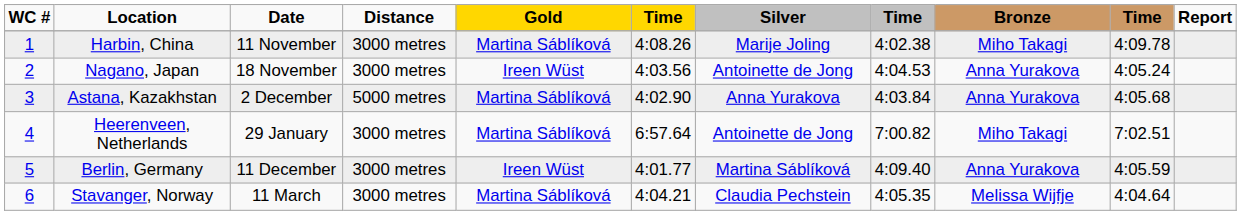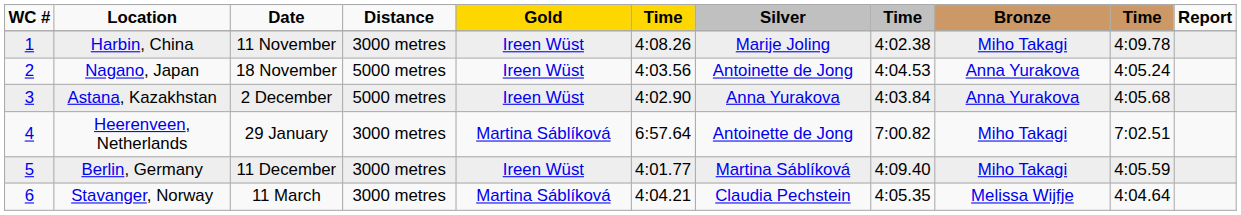(543, 44) Martina Sáblíková -> (543, 44) Ireen Wüst
(399, 71) 3000 metres -> (399, 71) 5000 metres
(543, 97) Martina Sáblíková -> (543, 97) Ireen Wüst
(1022, 169) Anna Yurakova -> (1022, 169) Miho Takagi
